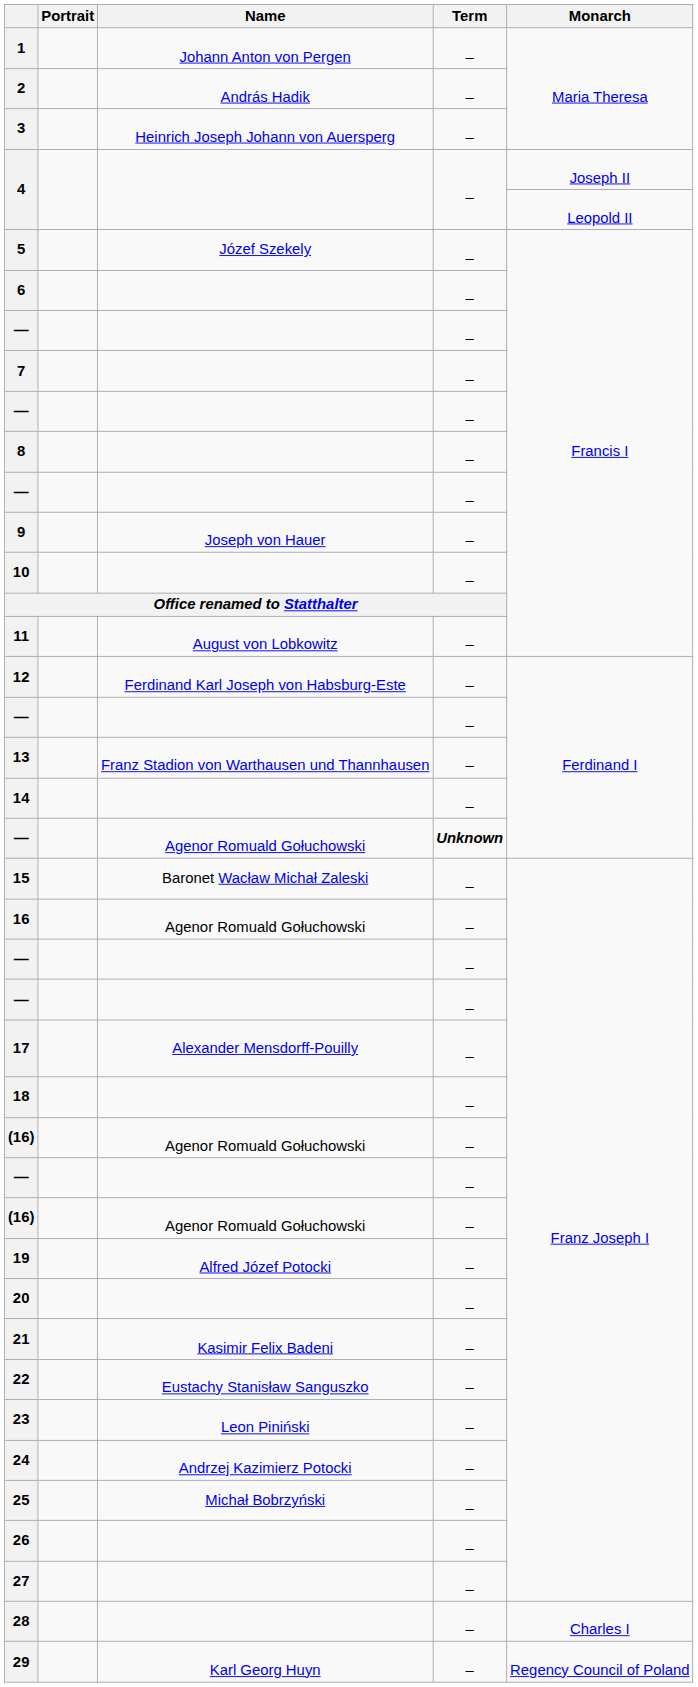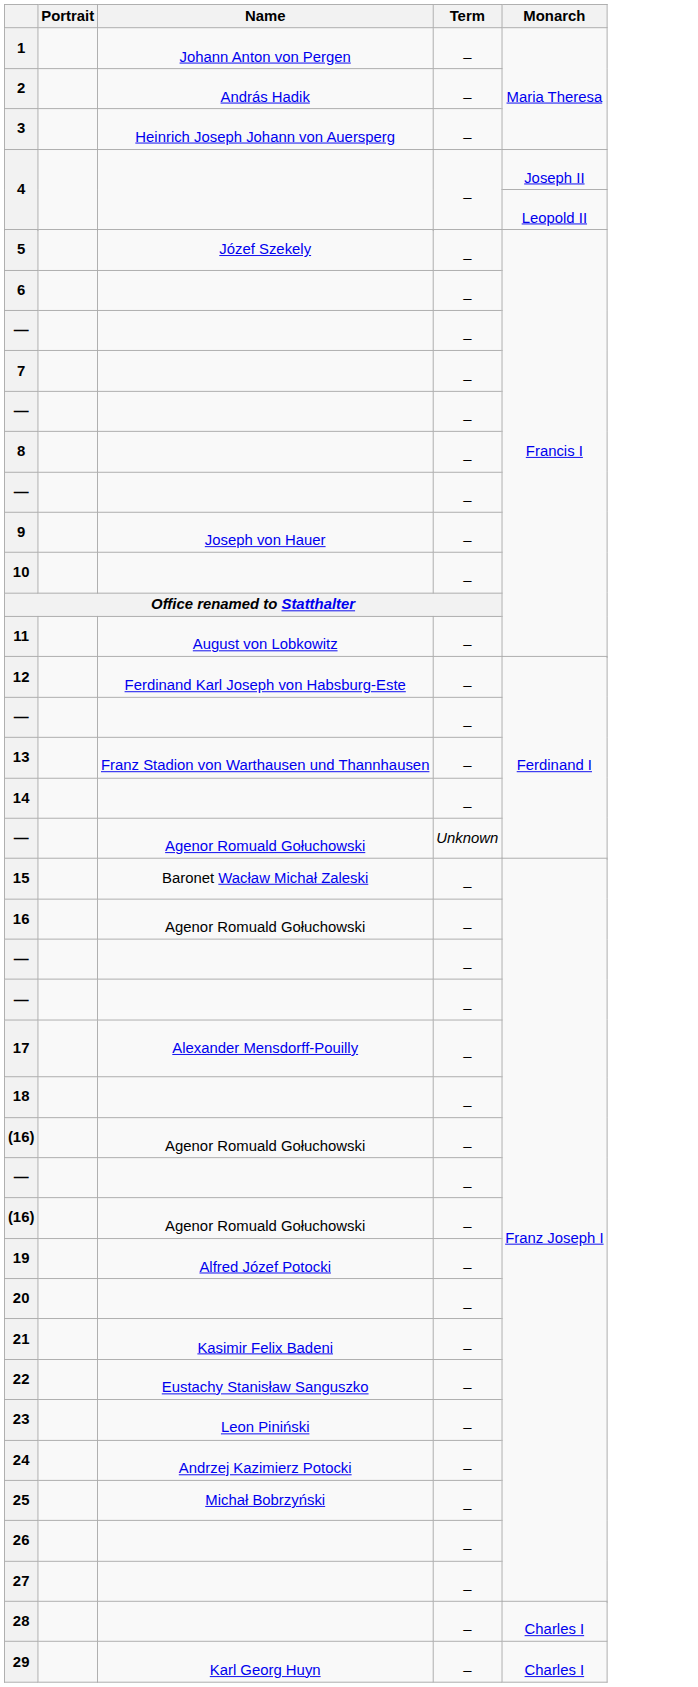(470, 838) bold -> (467, 838) normal
(600, 1670) Regency Council of Poland -> (554, 1670) Charles I
